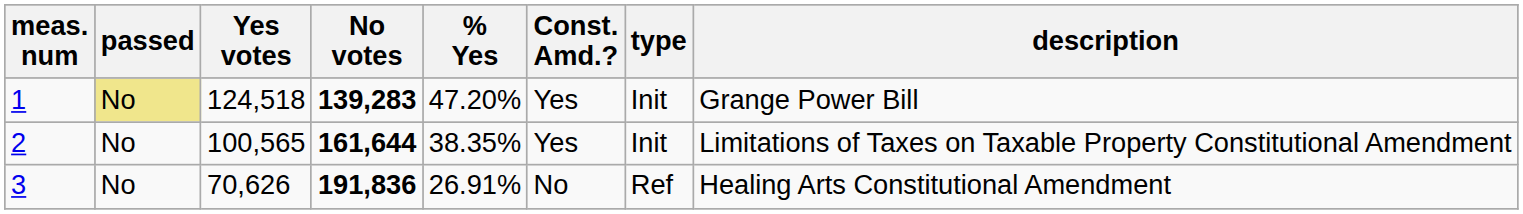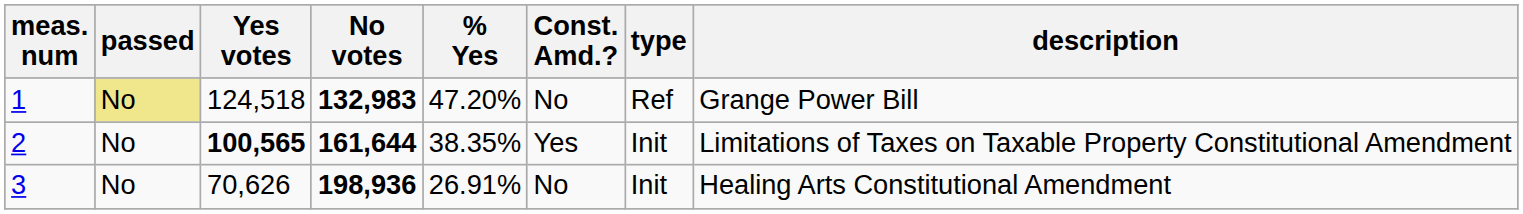(367, 99) 139,283 -> (367, 99) 132,983
(556, 99) Yes -> (551, 99) No
(649, 99) Init -> (652, 99) Ref
(256, 142) normal -> (256, 142) bold
(367, 186) 191,836 -> (367, 186) 198,936
(652, 186) Ref -> (649, 186) Init
